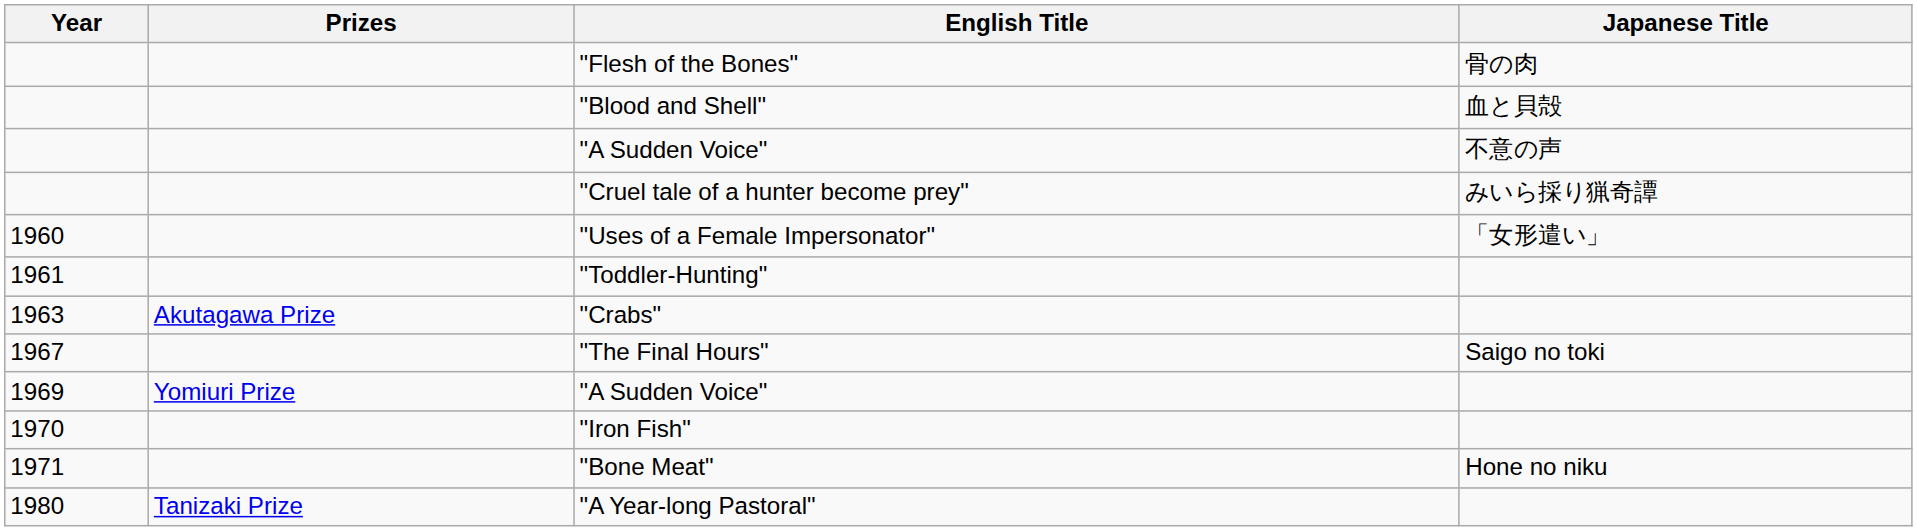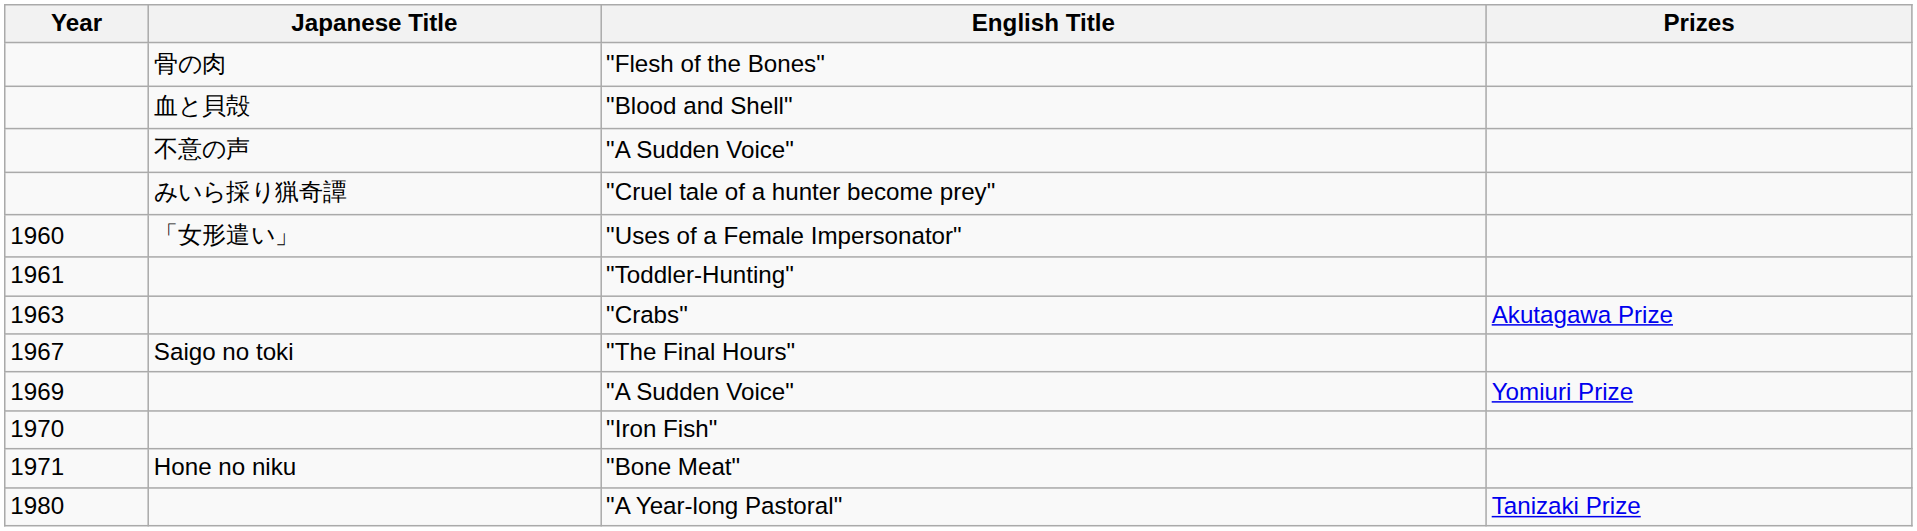columns swapped: (1686, 23) <-> (361, 23)
